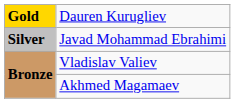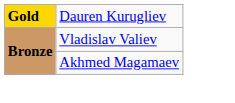- row: (143, 39)
